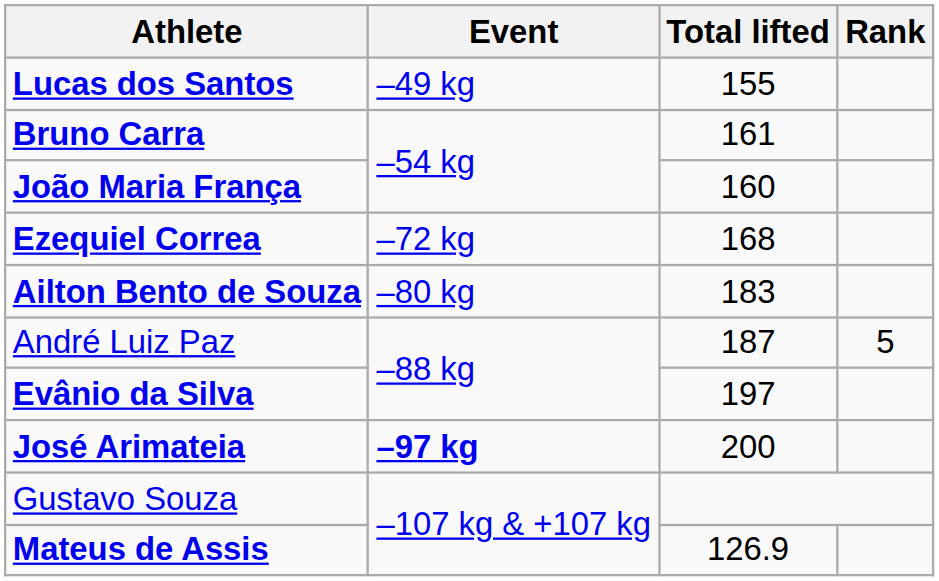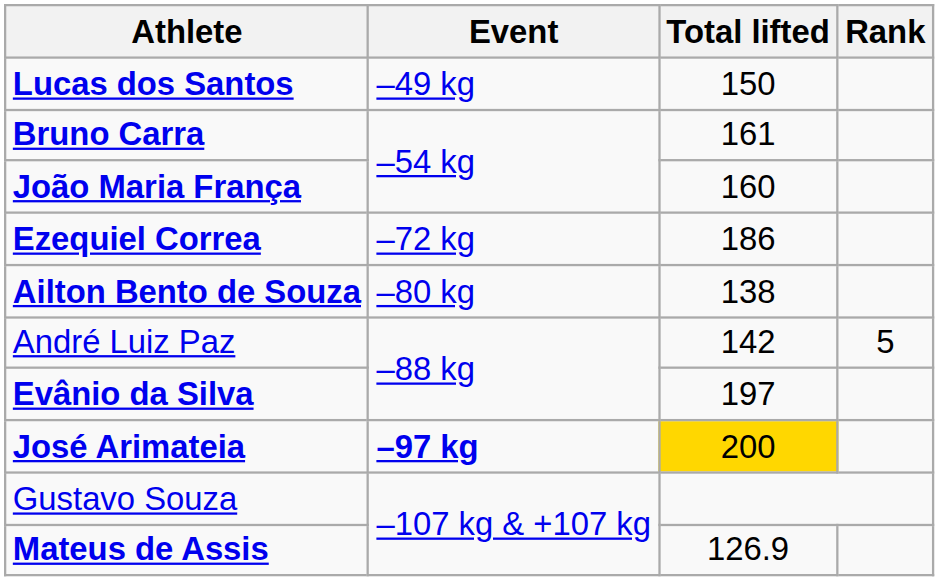(748, 83) 155 -> (748, 83) 150
(748, 239) 168 -> (748, 239) 186
(748, 291) 183 -> (748, 291) 138
(748, 343) 187 -> (748, 343) 142
(748, 446) no background -> (748, 446) gold background
